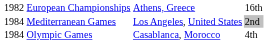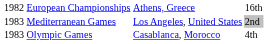(14, 21) 1984 -> (14, 21) 1983
(14, 35) 1984 -> (14, 35) 1983
